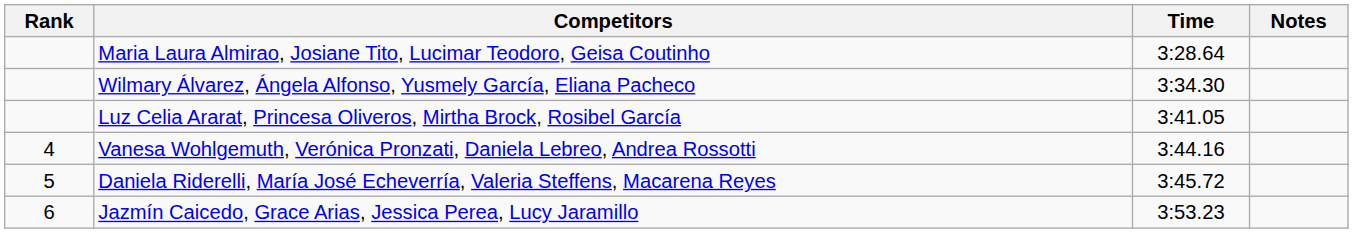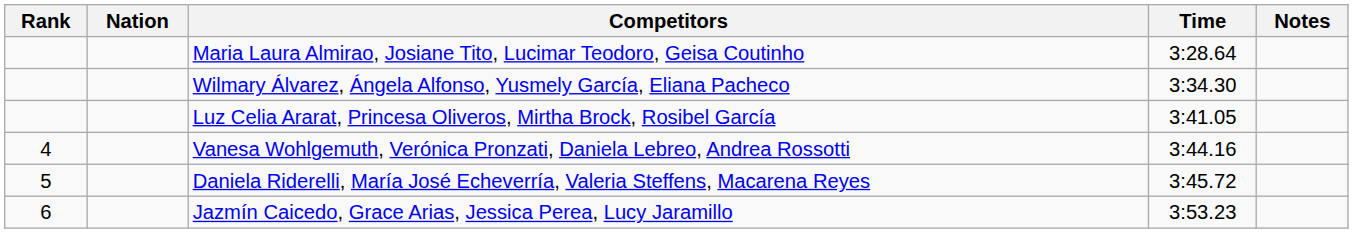+ column: (137, 21)
